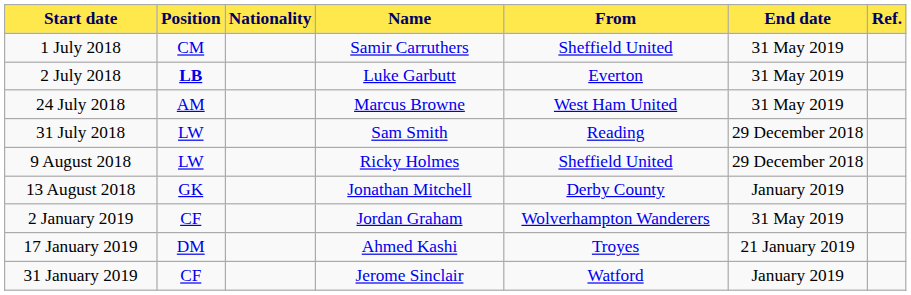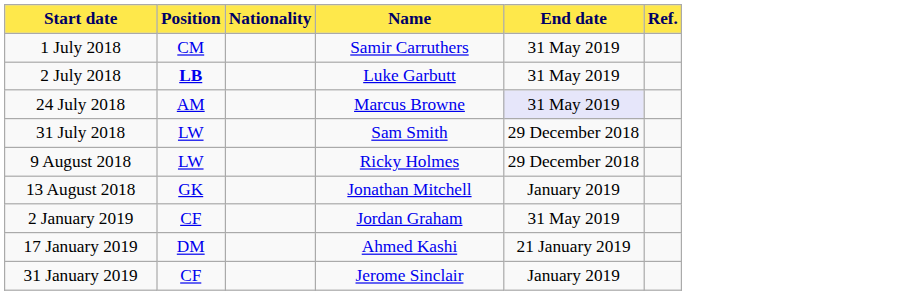- column: (616, 19)
(798, 104) no background -> (574, 104) lavender background
